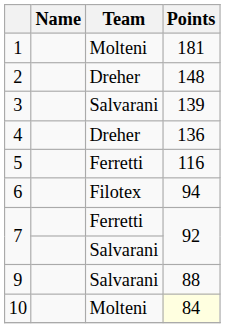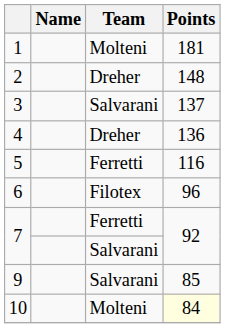(191, 105) 139 -> (191, 105) 137
(191, 192) 94 -> (191, 192) 96
(191, 279) 88 -> (191, 279) 85
